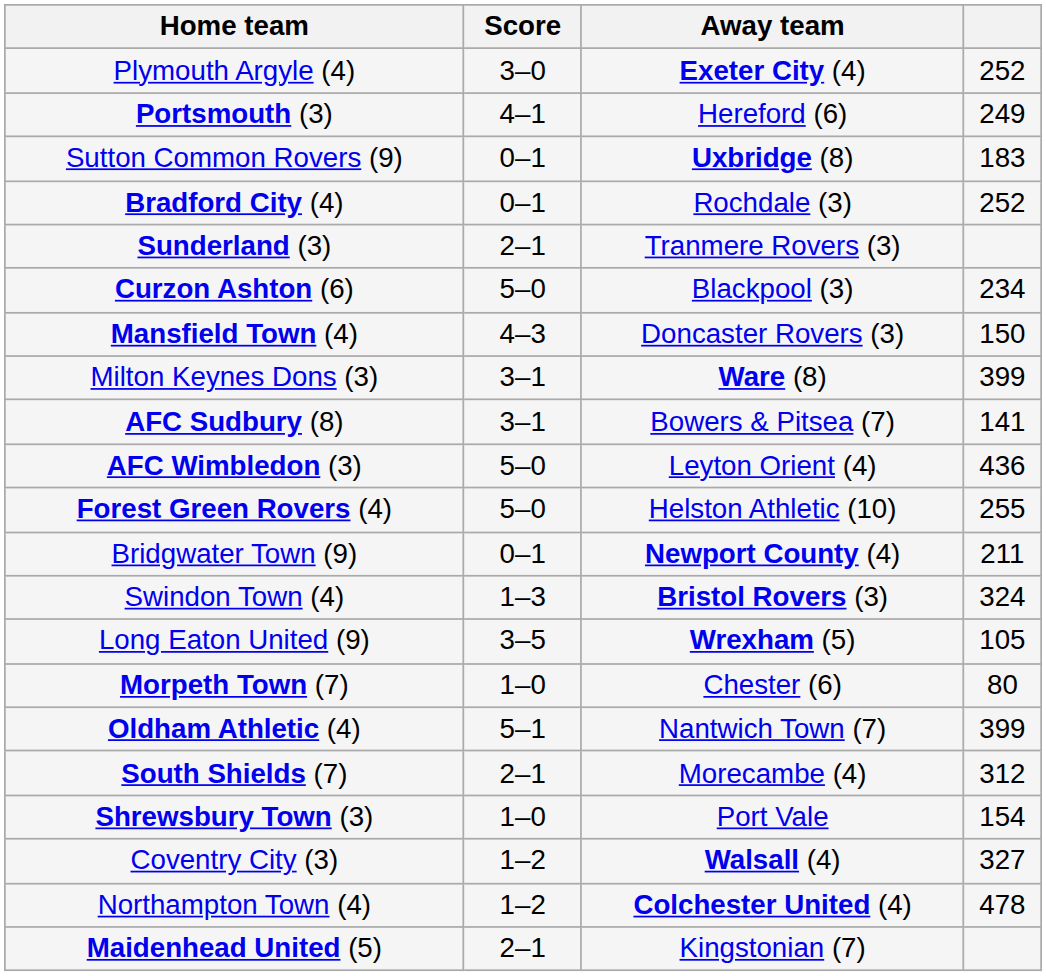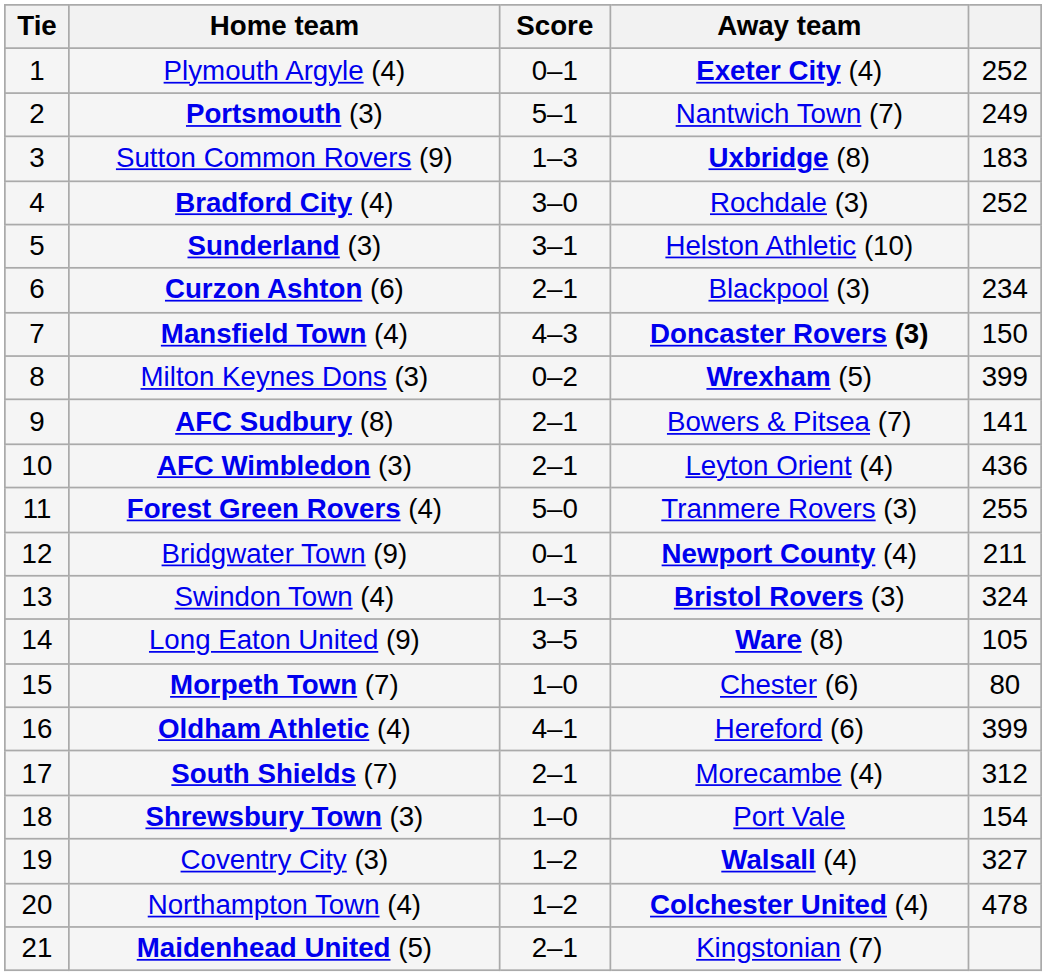+ column: (37, 26)
(523, 70) 3–0 -> (555, 70) 0–1
(523, 114) 4–1 -> (555, 114) 5–1
(773, 114) Hereford (6) -> (789, 114) Nantwich Town (7)
(523, 158) 0–1 -> (555, 158) 1–3
(523, 202) 0–1 -> (555, 202) 3–0
(523, 245) 2–1 -> (555, 245) 3–1
(773, 245) Tranmere Rovers (3) -> (789, 245) Helston Athletic (10)
(523, 289) 5–0 -> (555, 289) 2–1
(773, 333) normal -> (789, 333) bold
(523, 377) 3–1 -> (555, 377) 0–2
(773, 377) Ware (8) -> (789, 377) Wrexham (5)
(523, 421) 3–1 -> (555, 421) 2–1
(523, 465) 5–0 -> (555, 465) 2–1
(773, 509) Helston Athletic (10) -> (789, 509) Tranmere Rovers (3)
(773, 641) Wrexham (5) -> (789, 641) Ware (8)
(523, 728) 5–1 -> (555, 728) 4–1
(773, 728) Nantwich Town (7) -> (789, 728) Hereford (6)
